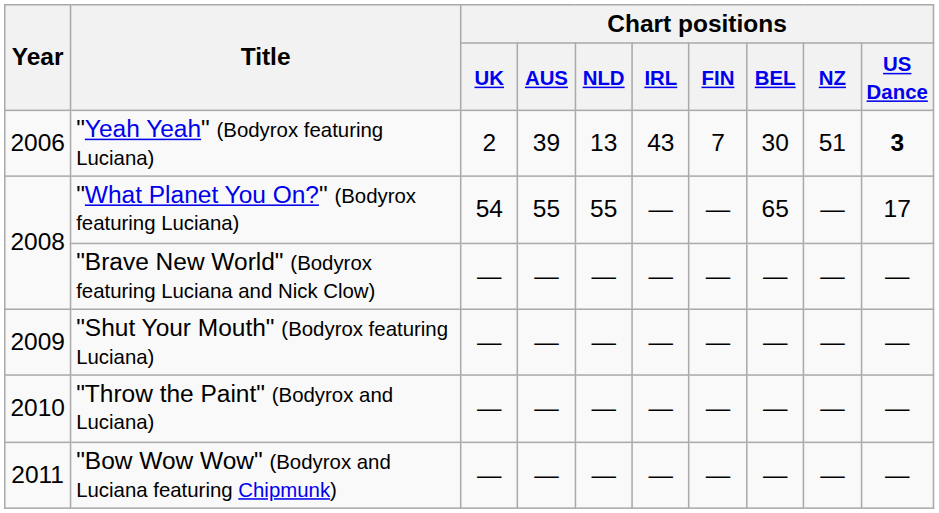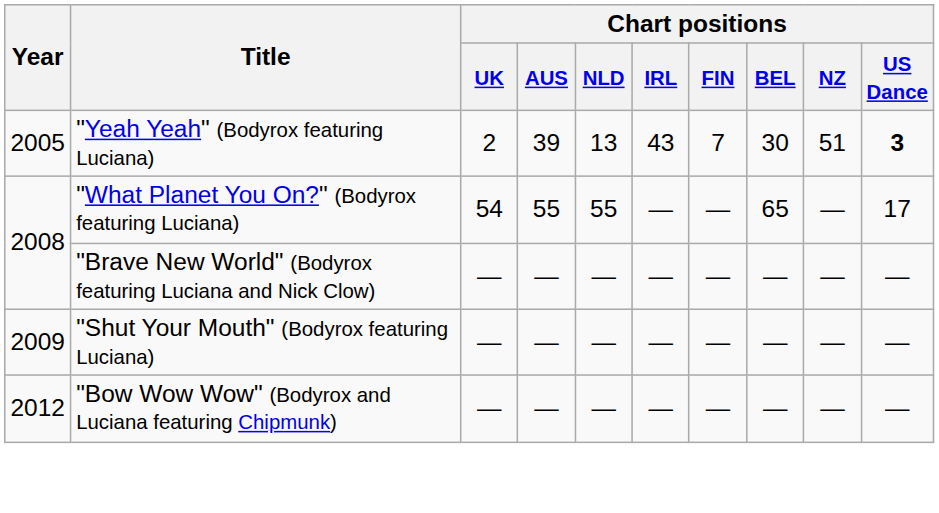(38, 142) 2006 -> (38, 142) 2005
- row: (235, 408)
(38, 474) 2011 -> (38, 408) 2012
